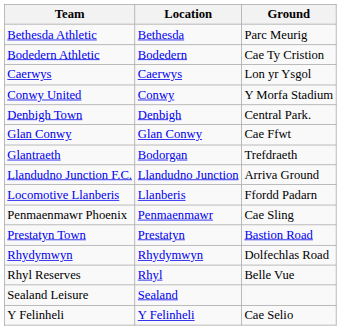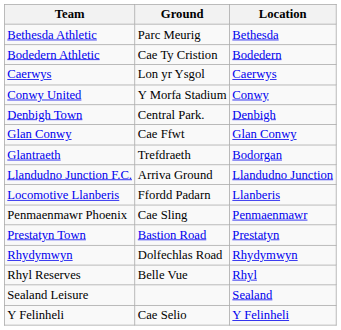columns swapped: (188, 14) <-> (289, 14)
